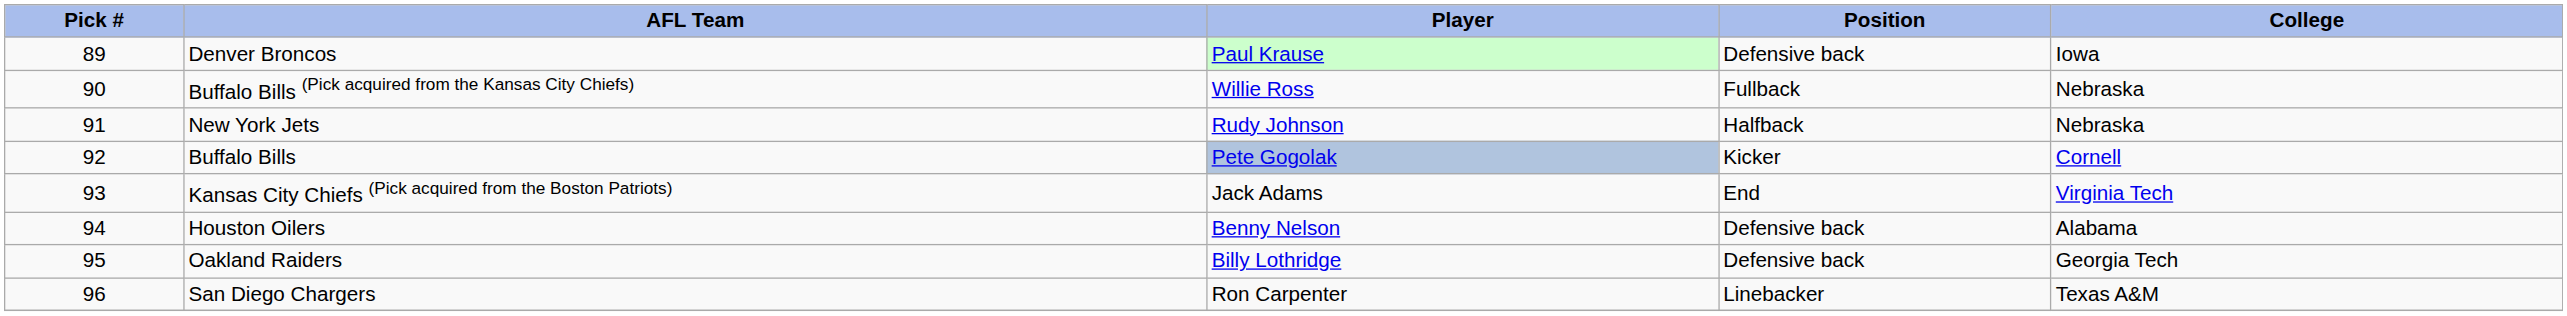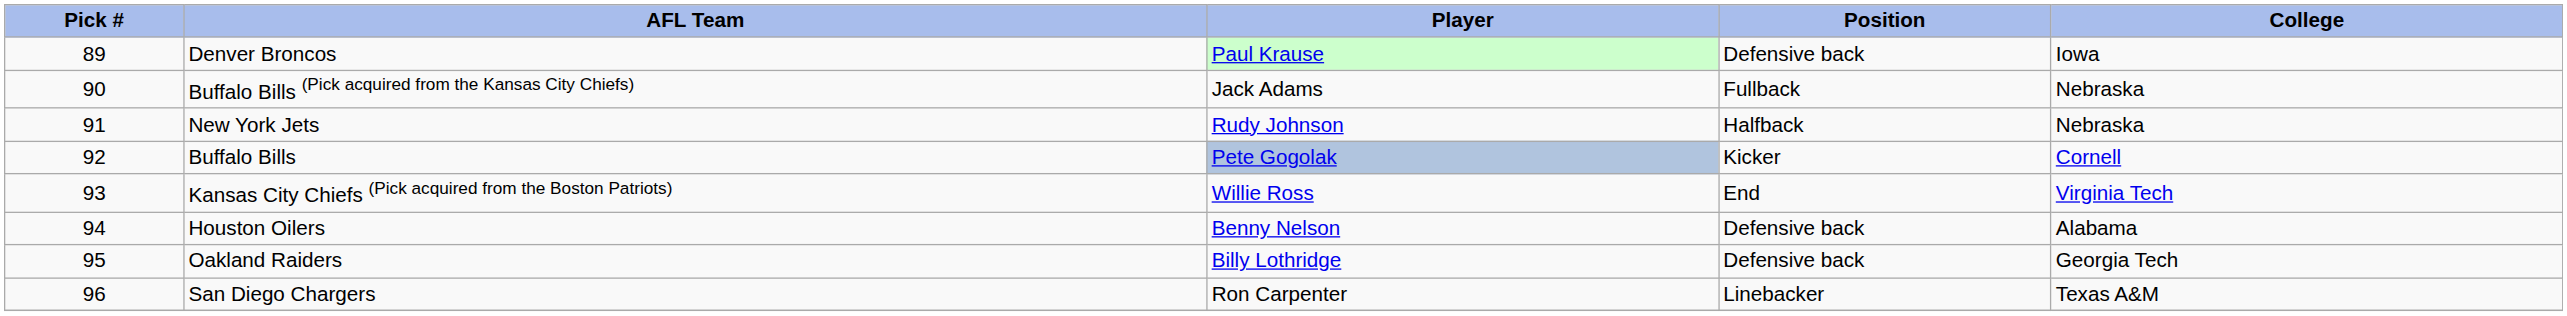(1263, 89) Willie Ross -> (1267, 89) Jack Adams
(1267, 192) Jack Adams -> (1263, 192) Willie Ross
